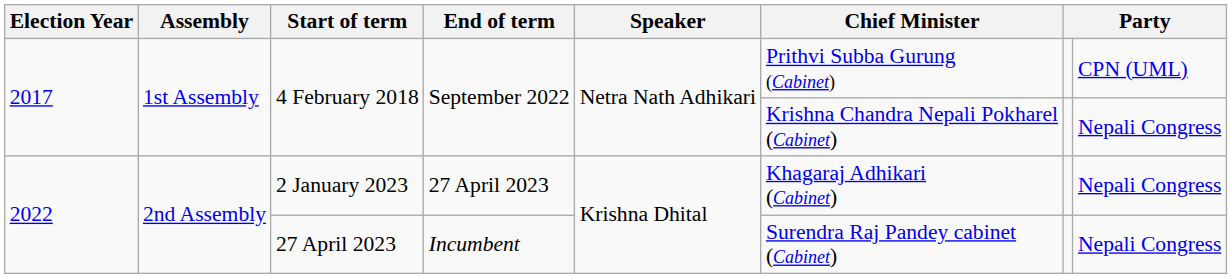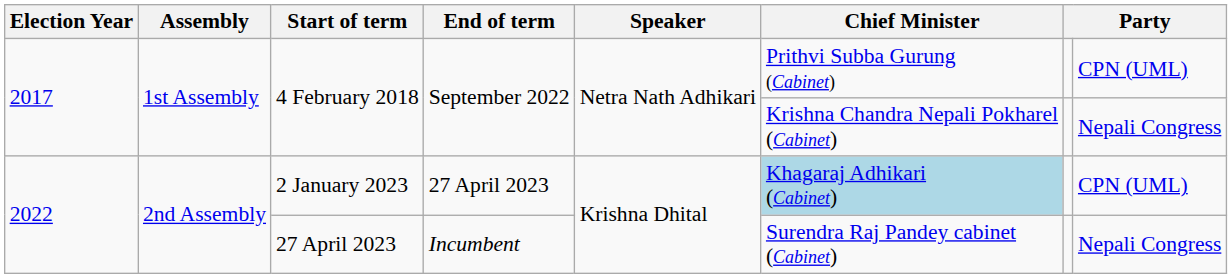(846, 185) no background -> (846, 185) lightblue background
(1150, 185) Nepali Congress -> (1133, 185) CPN (UML)
